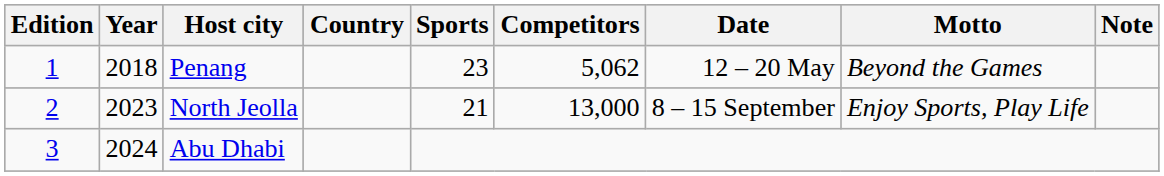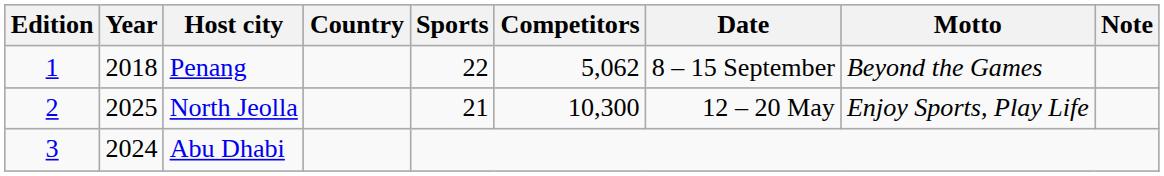(476, 66) 23 -> (476, 66) 22
(769, 66) 12 – 20 May -> (743, 66) 8 – 15 September
(132, 107) 2023 -> (132, 107) 2025
(604, 107) 13,000 -> (604, 107) 10,300
(743, 107) 8 – 15 September -> (769, 107) 12 – 20 May
